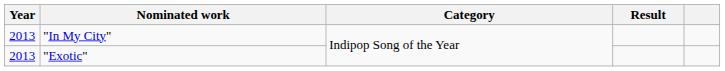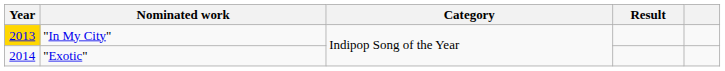(22, 35) no background -> (22, 35) gold background
(22, 55) 2013 -> (22, 55) 2014
